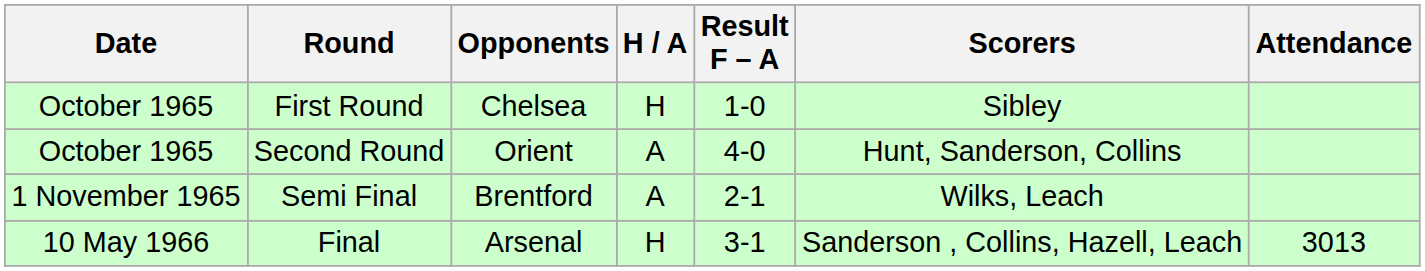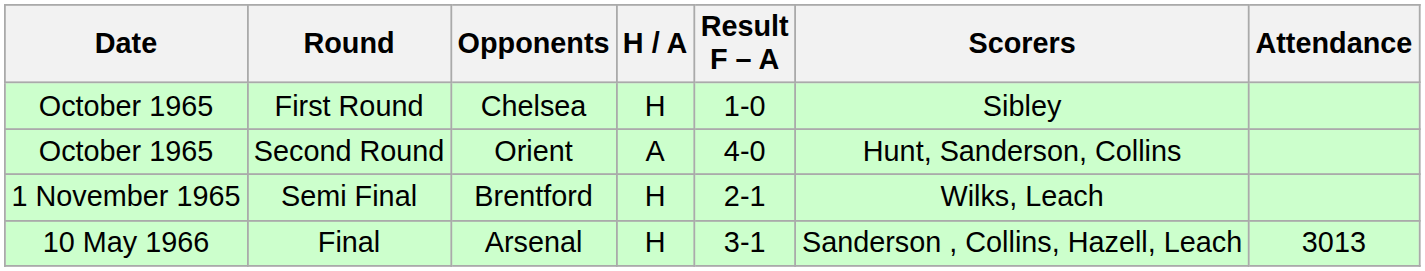(655, 196) A -> (655, 196) H
